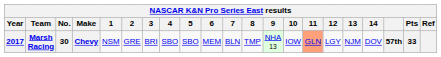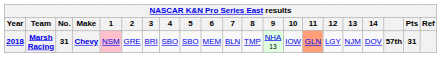(15, 42) 2017 -> (15, 42) 2018
(64, 42) 30 -> (64, 42) 31
(111, 42) no background -> (111, 42) pink background
(412, 42) 33 -> (412, 42) 31
